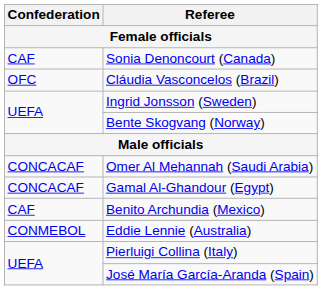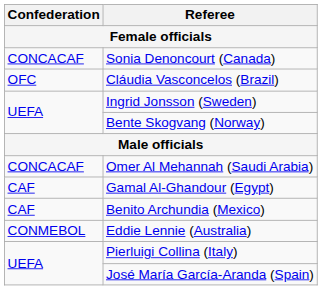(21, 58) CAF -> (46, 58) CONCACAF
(46, 187) CONCACAF -> (21, 187) CAF
